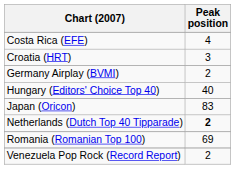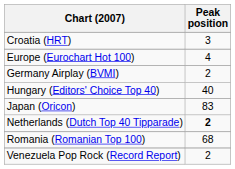- row: (47, 40)
+ row: (71, 57)
(208, 139) 69 -> (208, 139) 68
